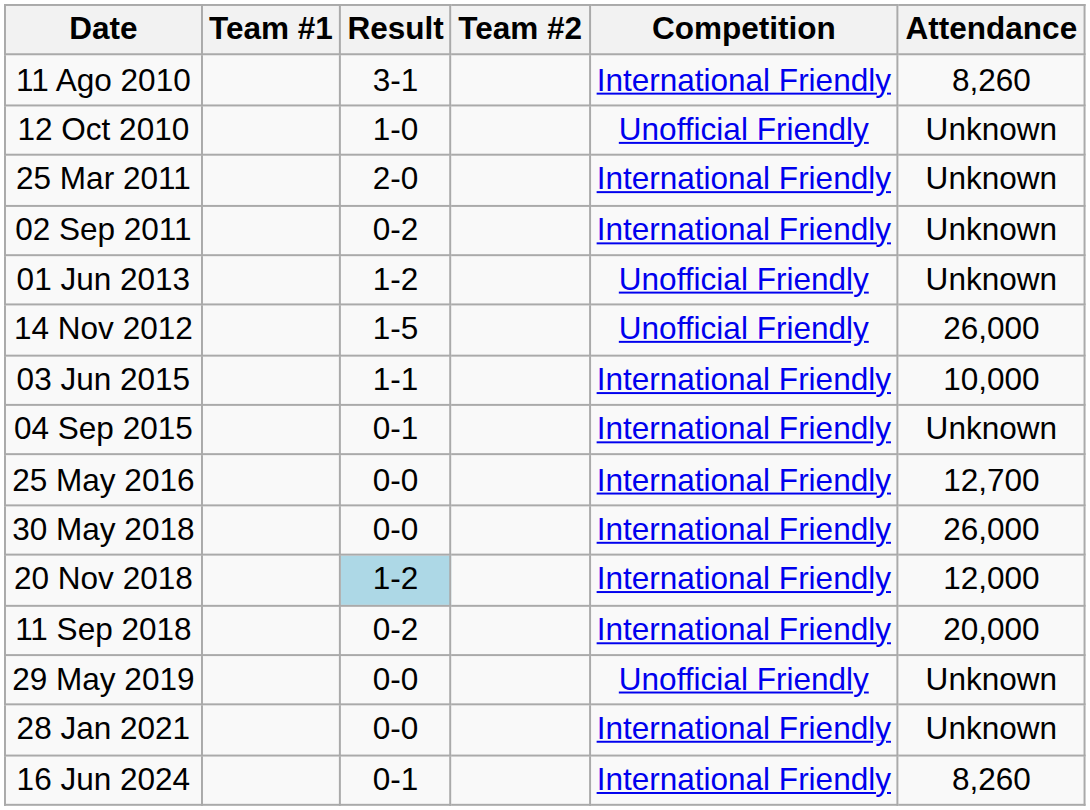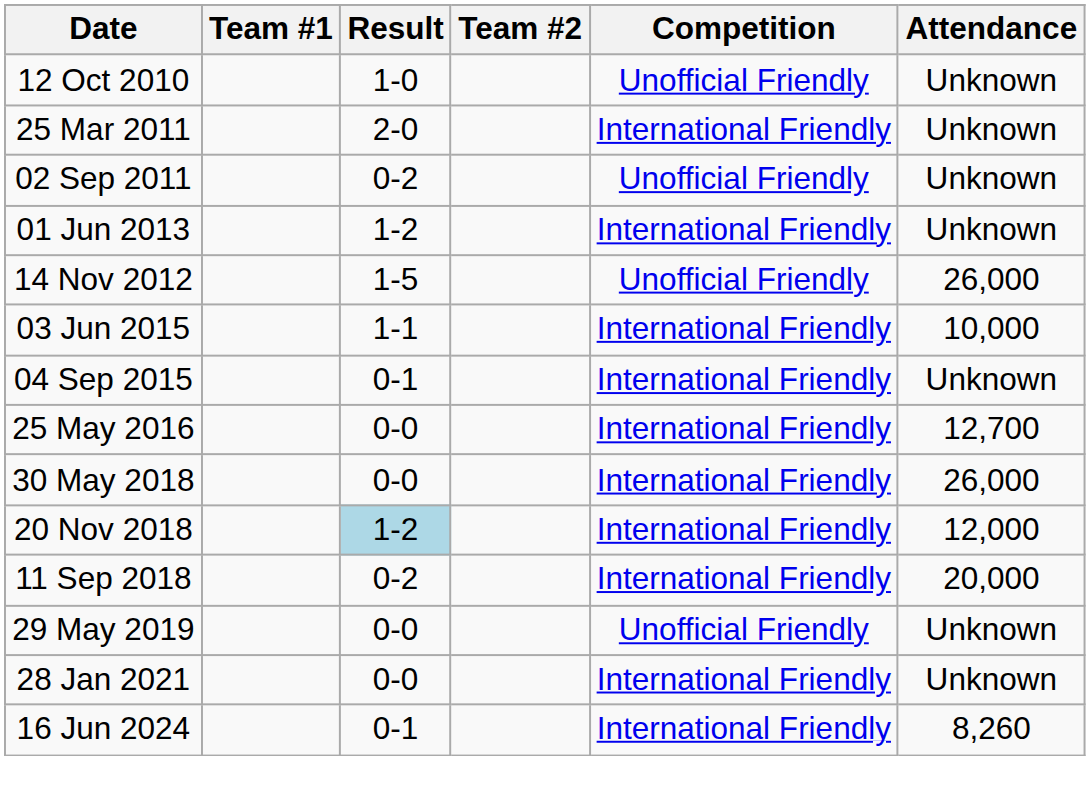- row: (103, 79)
(744, 229) International Friendly -> (744, 179) Unofficial Friendly
(744, 279) Unofficial Friendly -> (744, 229) International Friendly
